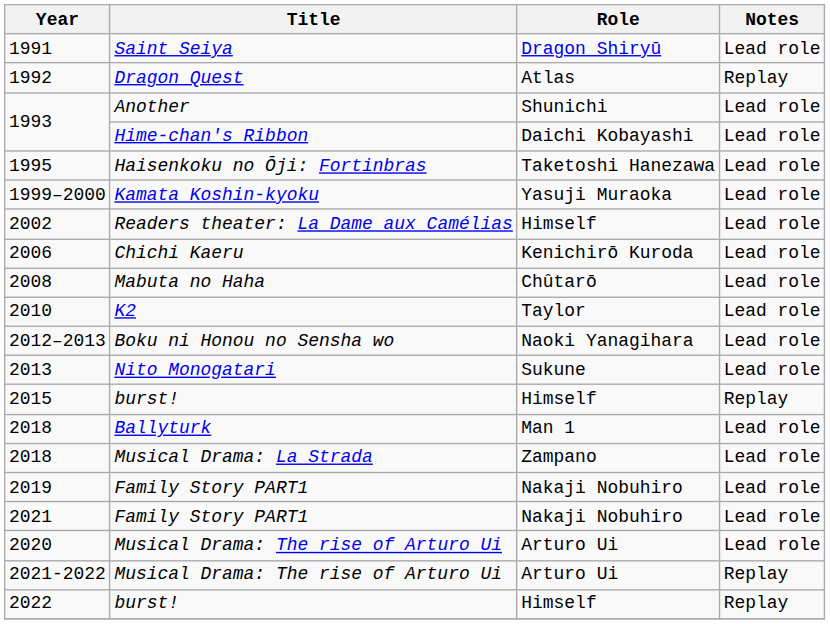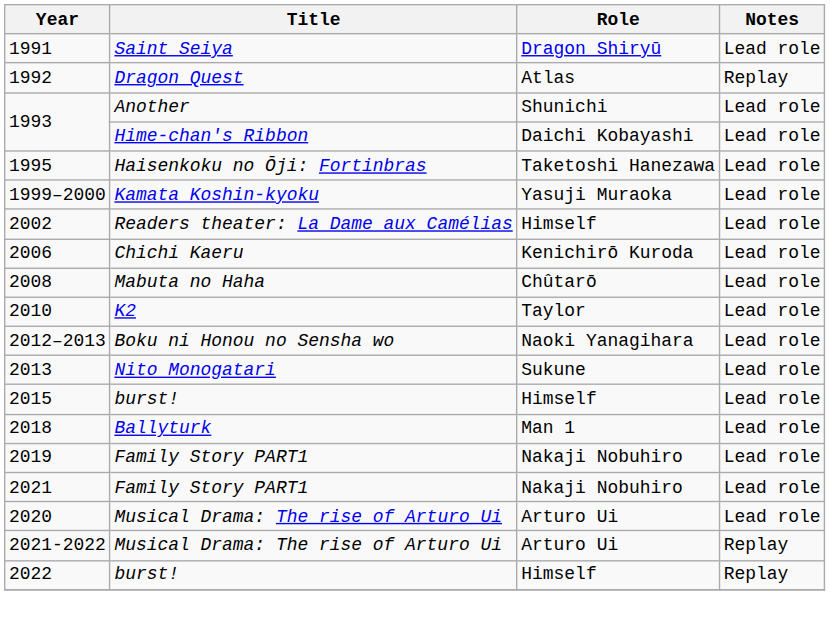(756, 399) Replay -> (772, 399) Lead role
- row: (31, 458)
